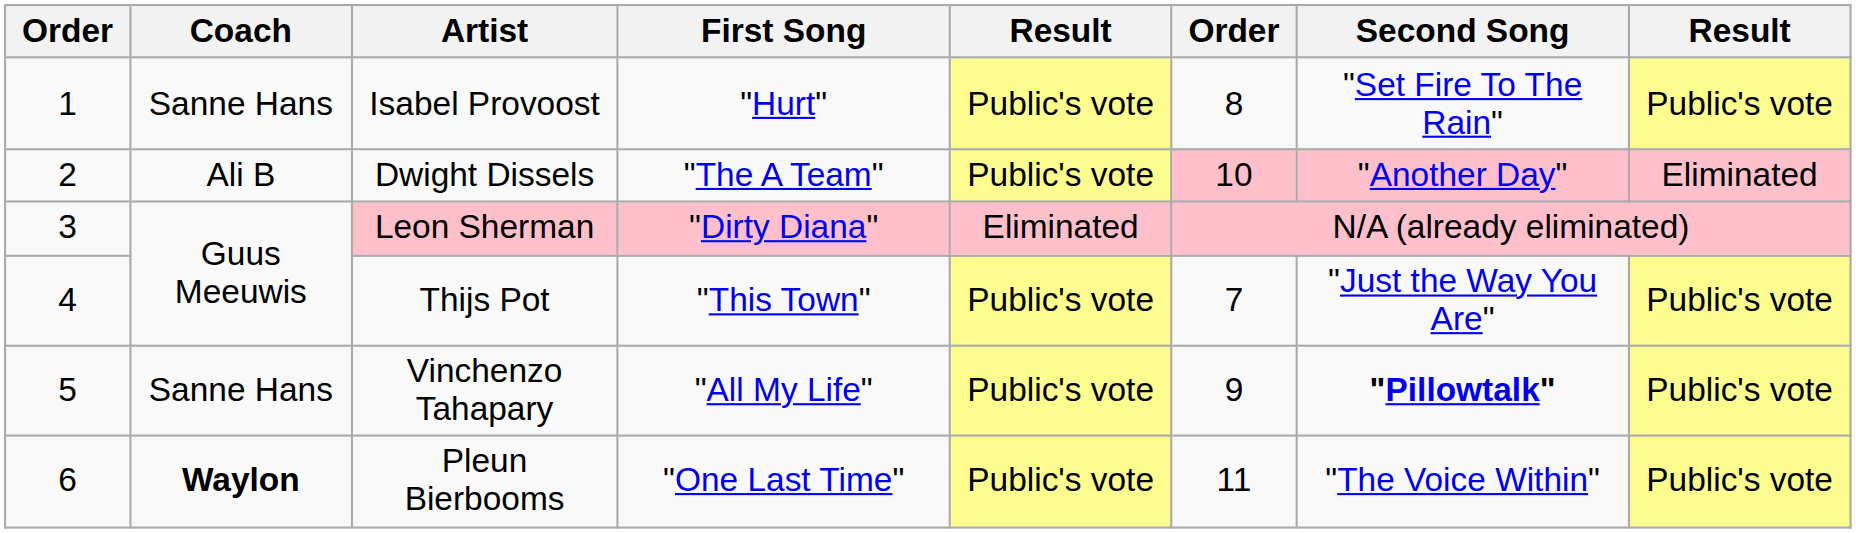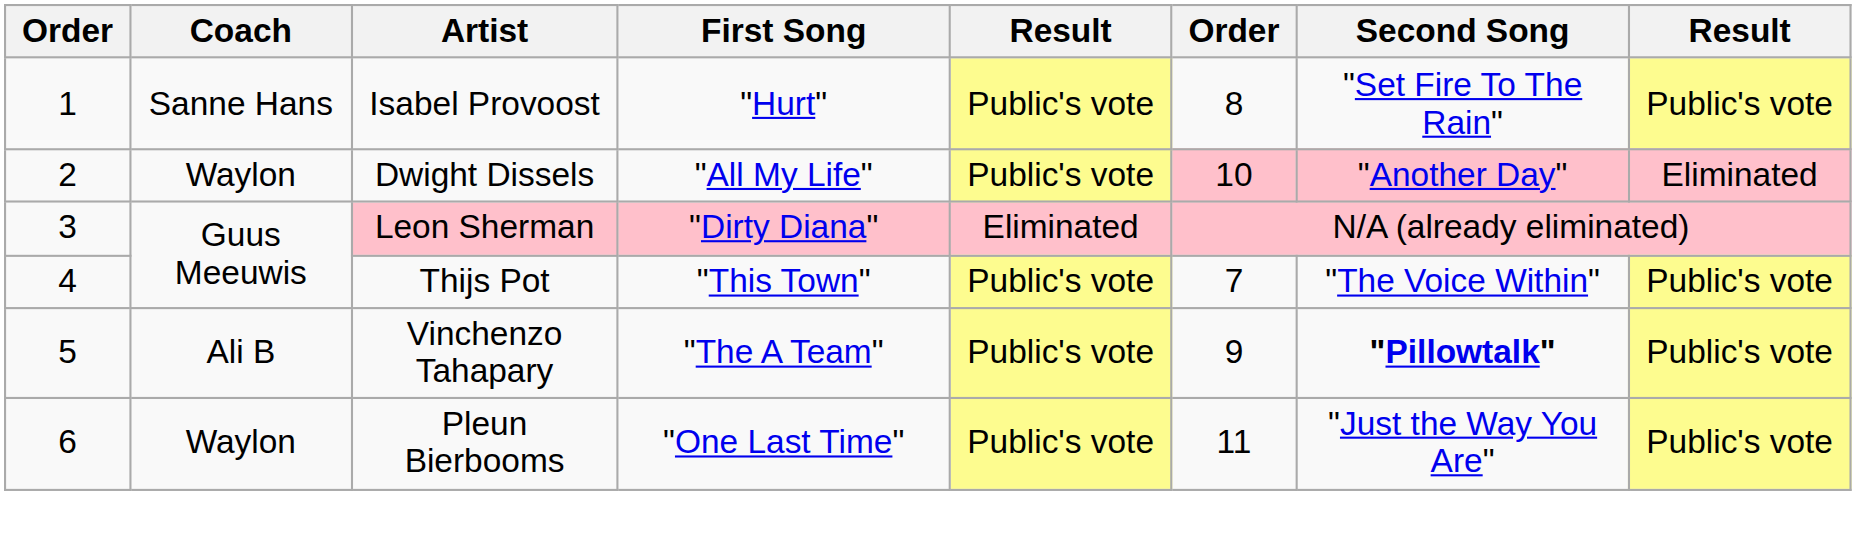(241, 174) Ali B -> (241, 174) Waylon
(784, 174) "The A Team" -> (784, 174) "All My Life"
(1463, 299) "Just the Way You Are" -> (1463, 280) "The Voice Within"
(241, 390) Sanne Hans -> (241, 352) Ali B
(784, 390) "All My Life" -> (784, 352) "The A Team"
(241, 480) bold -> (241, 443) normal
(1463, 480) "The Voice Within" -> (1463, 443) "Just the Way You Are"
